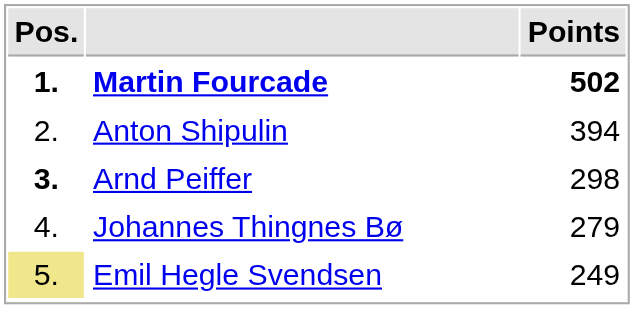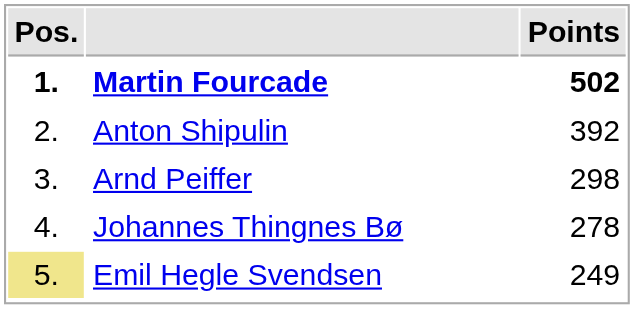(595, 130) 394 -> (595, 130) 392
(46, 178) bold -> (46, 178) normal
(595, 227) 279 -> (595, 227) 278
